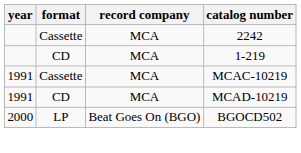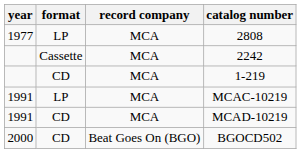+ row: (250, 35)
(61, 76) Cassette -> (61, 96) LP
(61, 117) LP -> (61, 138) CD
